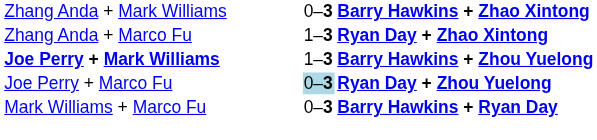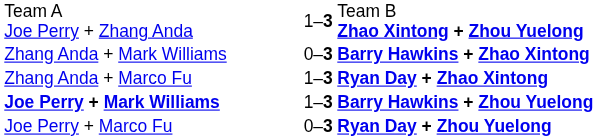+ row: (99, 21)
(318, 83) lightblue background -> (318, 126) no background
- row: (105, 107)
